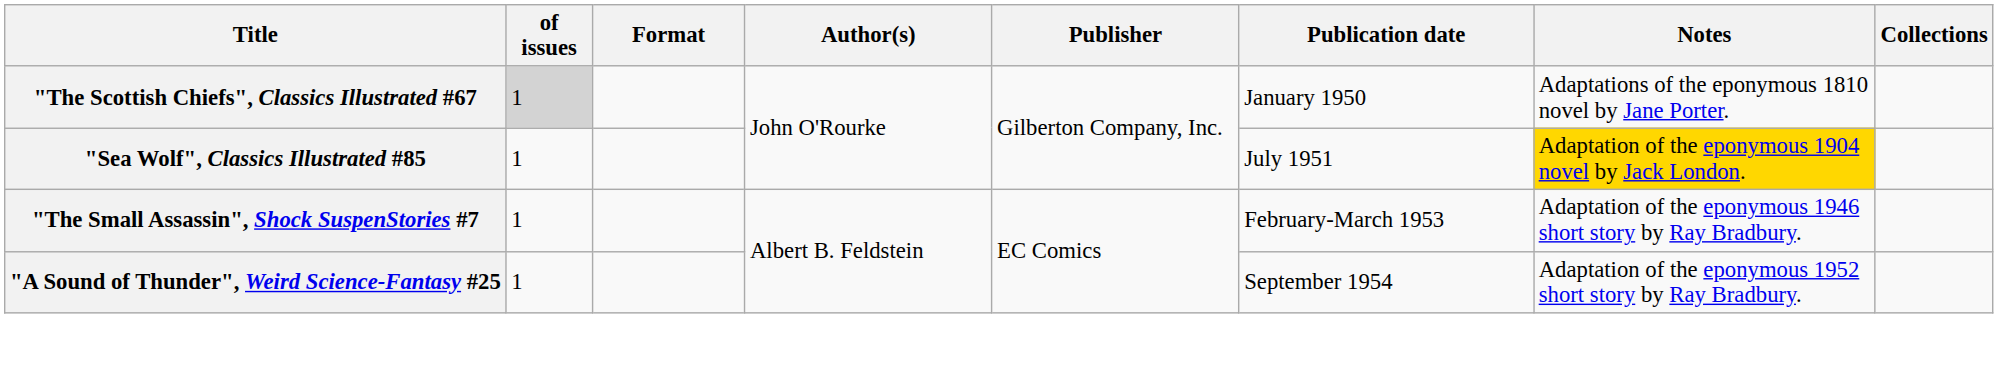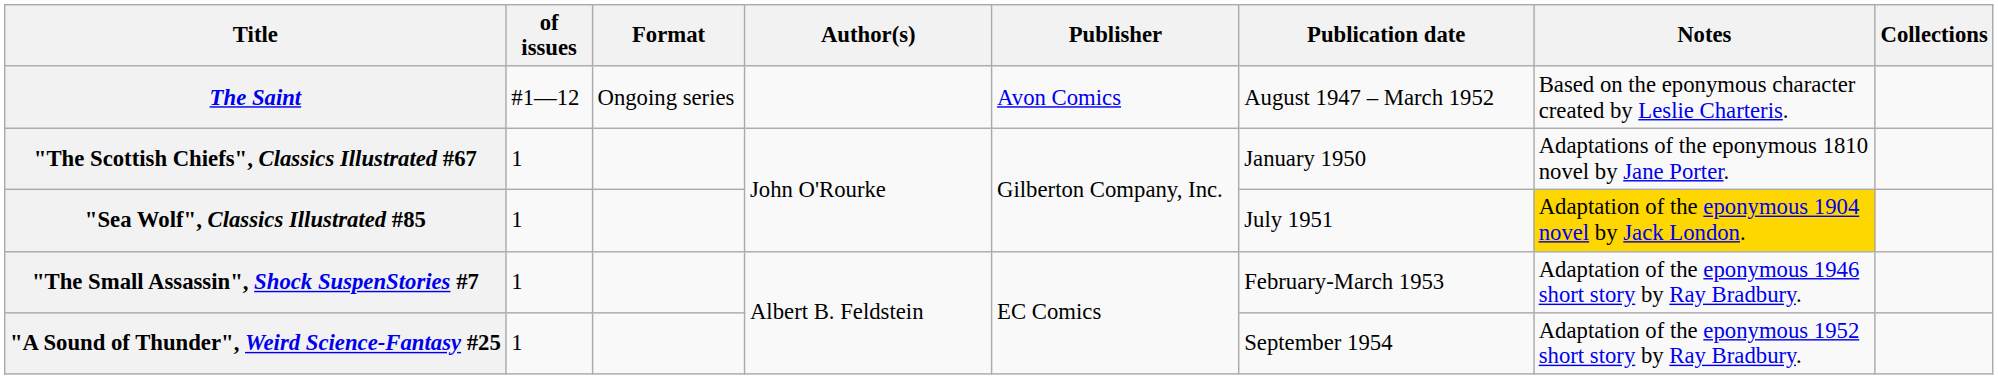+ row: (255, 96)
(517, 96) lightgrey background -> (517, 158) no background
